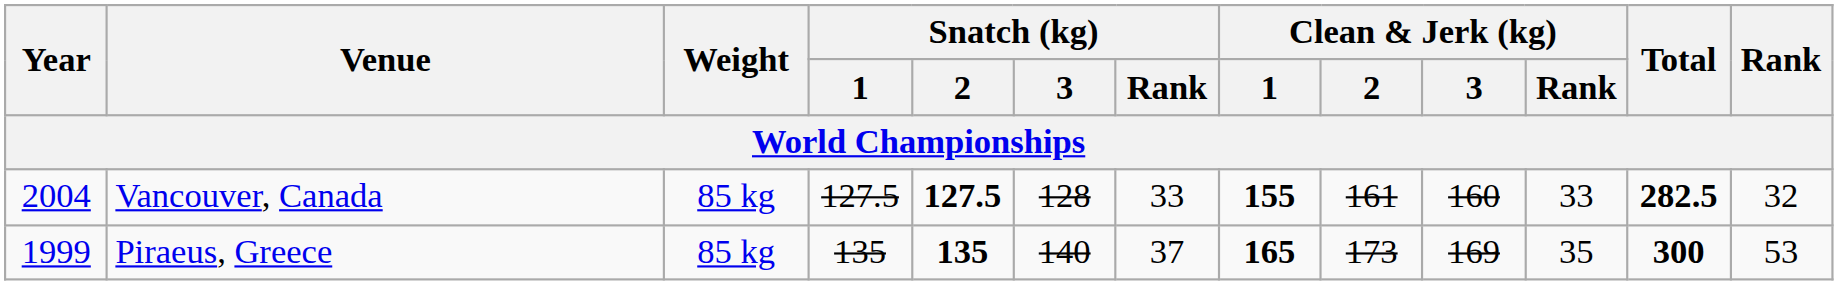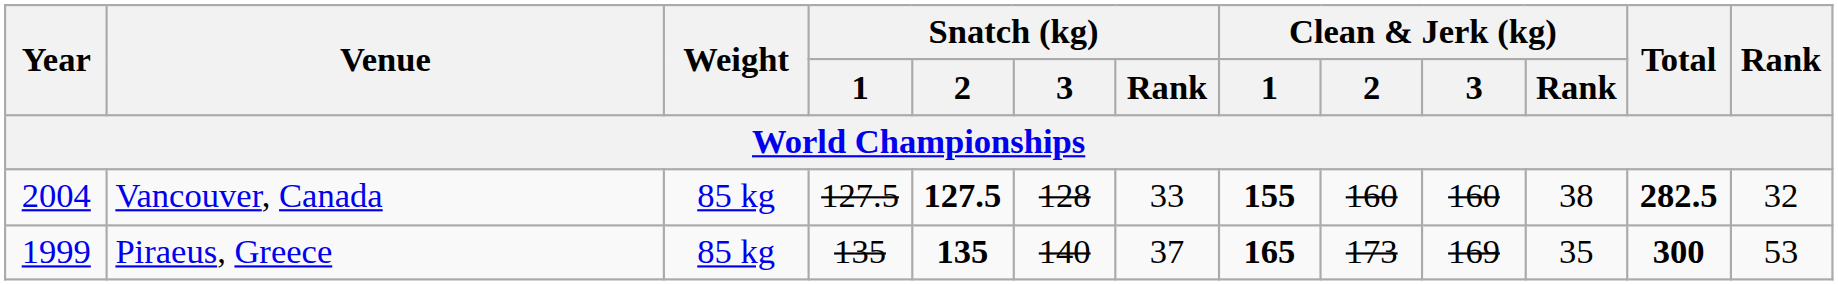(1372, 196) 161 -> (1372, 196) 160
(1576, 196) 33 -> (1576, 196) 38
